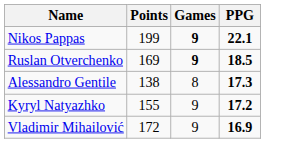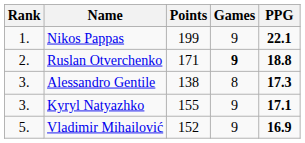+ column: (24, 15)
(195, 37) bold -> (234, 37) normal
(149, 60) 169 -> (188, 60) 171
(240, 60) 18.5 -> (279, 60) 18.8
(240, 104) 17.2 -> (279, 104) 17.1
(149, 127) 172 -> (188, 127) 152
